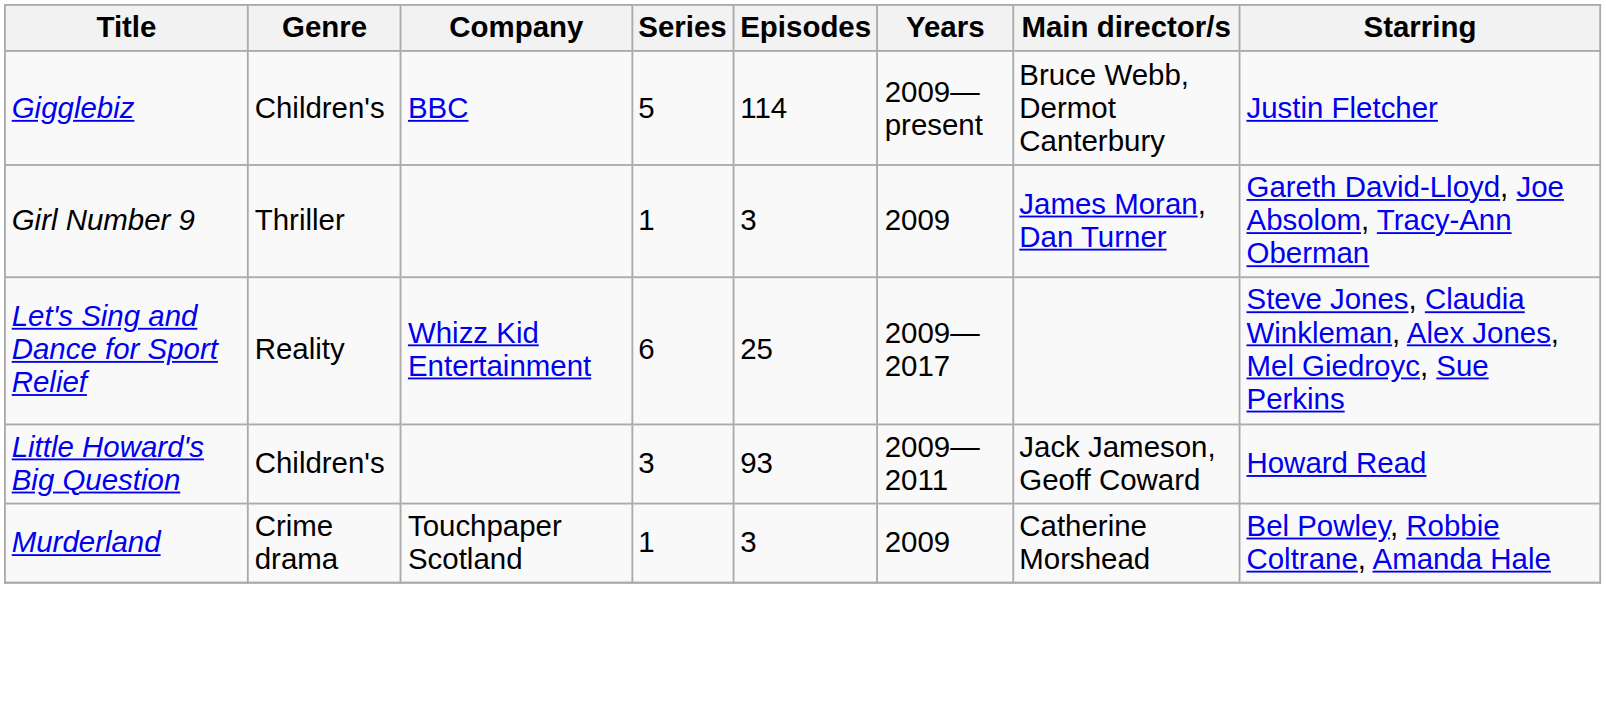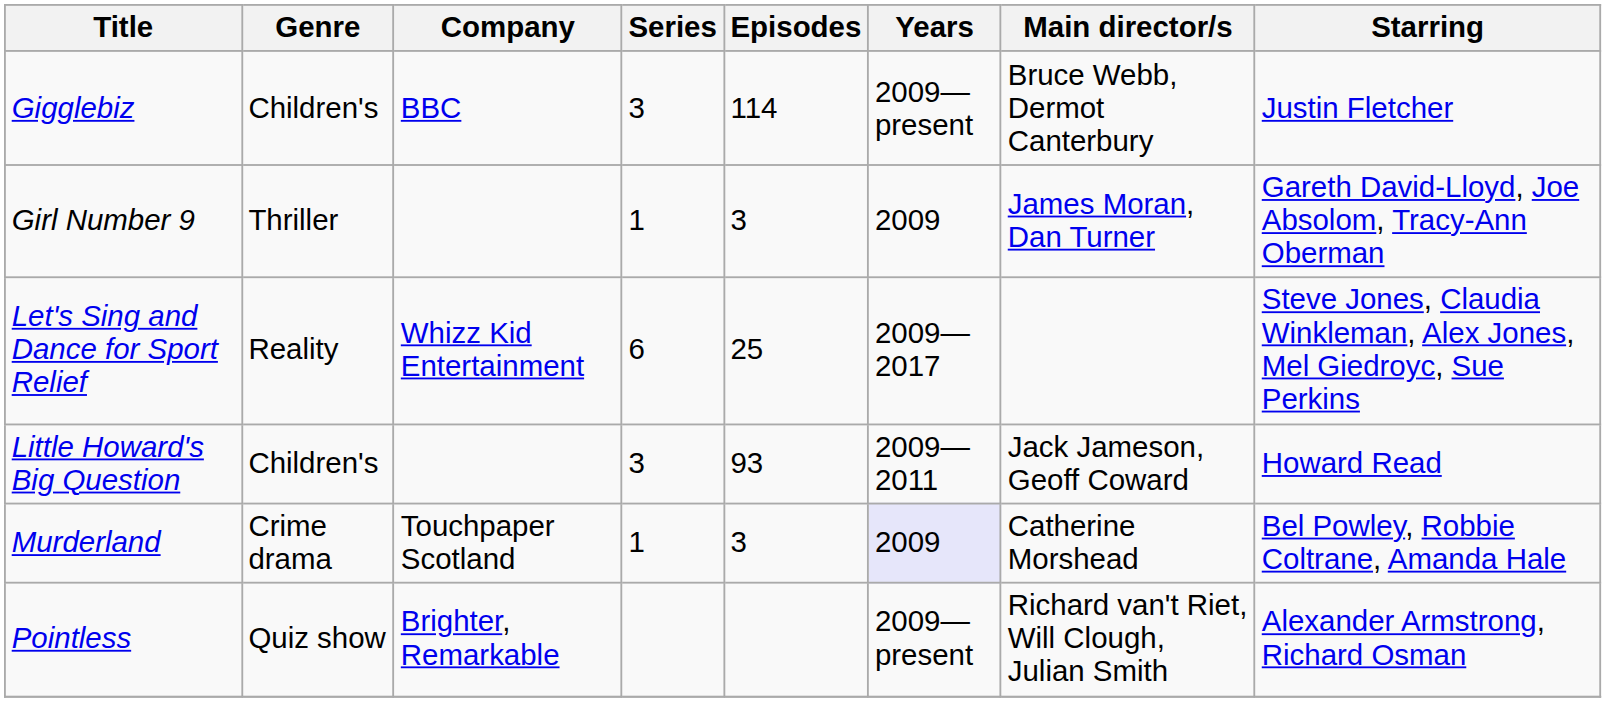(646, 107) 5 -> (637, 107) 3
(917, 542) no background -> (908, 542) lavender background
+ row: (71, 639)
